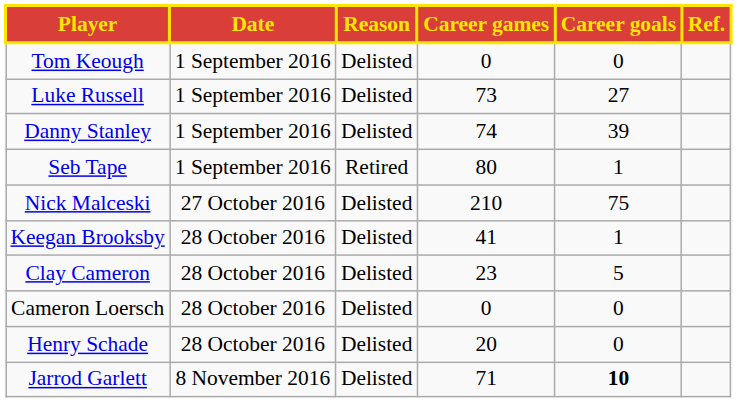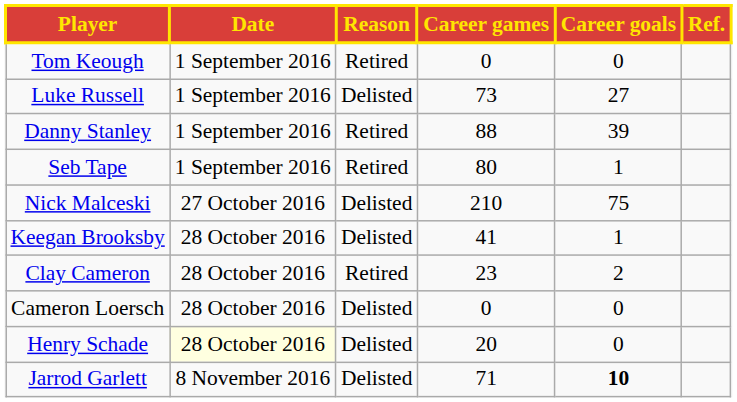(377, 60) Delisted -> (377, 60) Retired
(377, 131) Delisted -> (377, 131) Retired
(486, 131) 74 -> (486, 131) 88
(377, 273) Delisted -> (377, 273) Retired
(618, 273) 5 -> (618, 273) 2
(253, 344) no background -> (253, 344) lightyellow background
